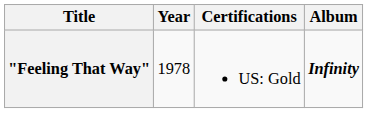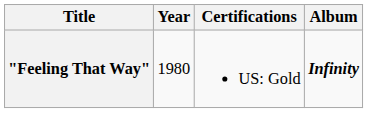(174, 68) 1978 -> (174, 68) 1980
